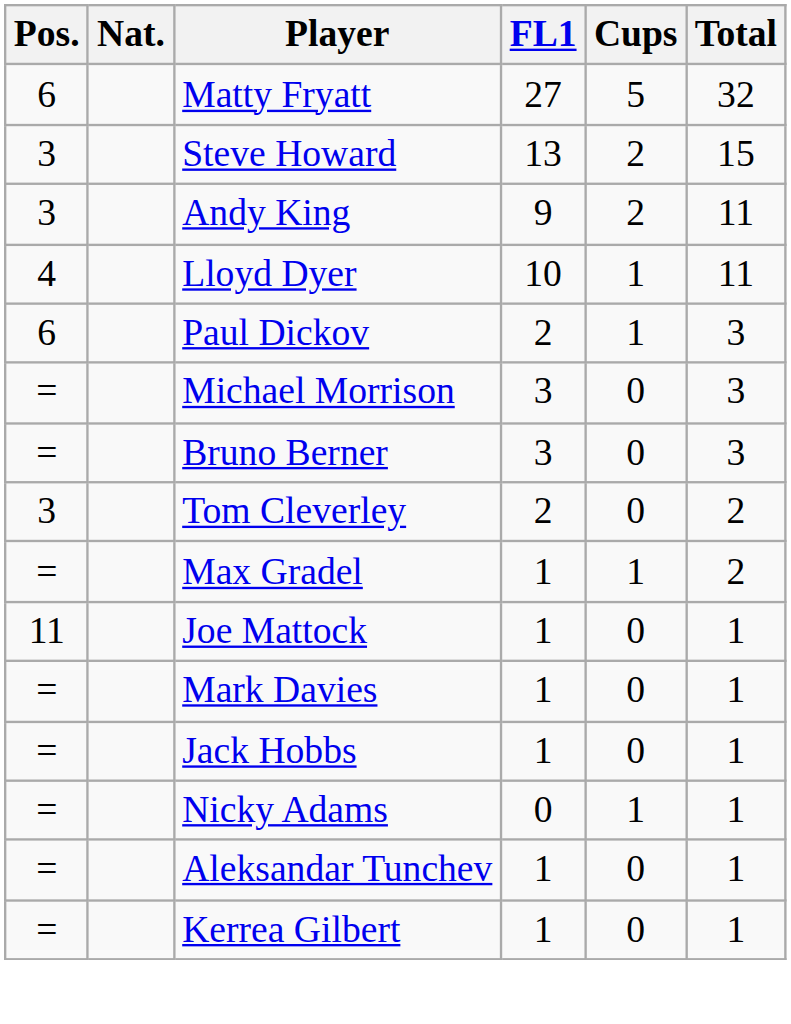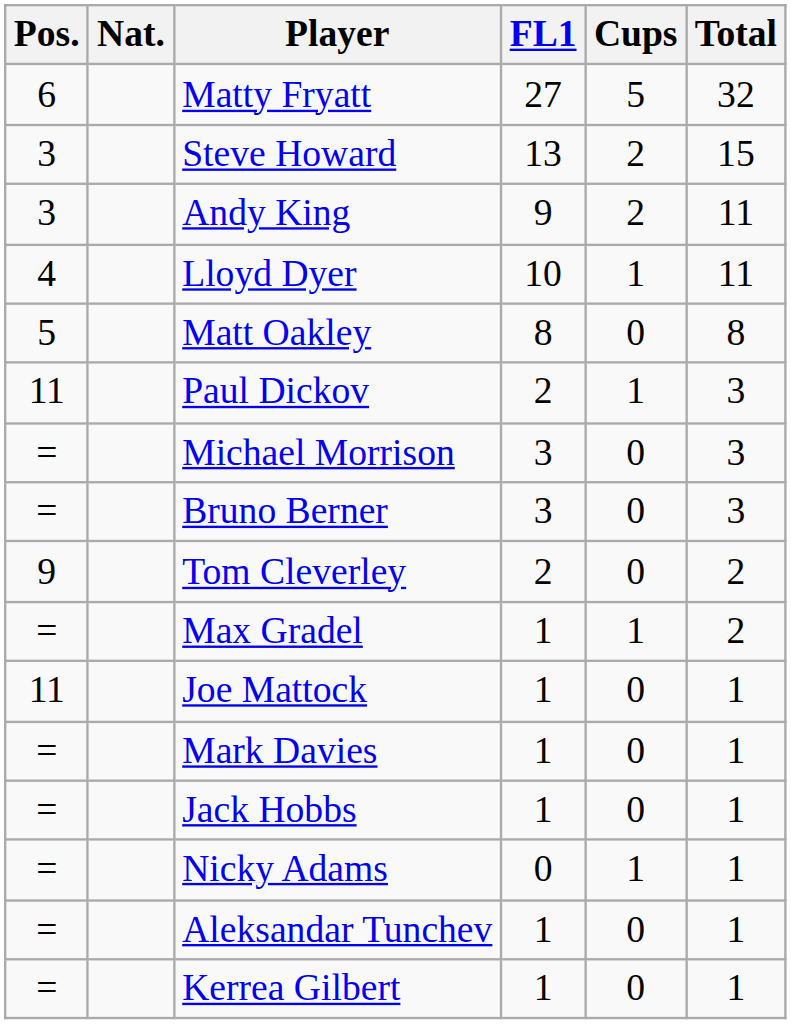+ row: (277, 332)
(47, 332) 6 -> (47, 392) 11
(47, 511) 3 -> (47, 570) 9
